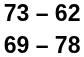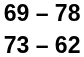rows swapped: (42, 45) <-> (42, 13)
